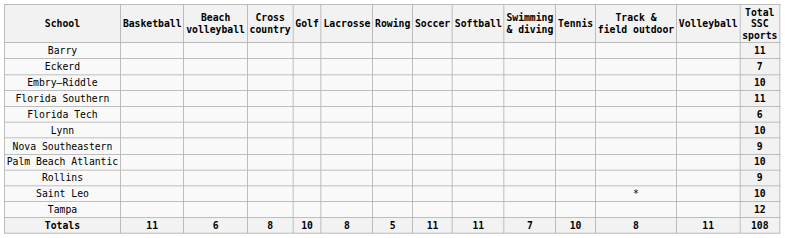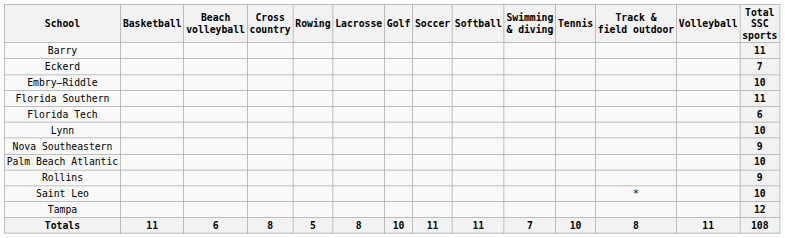columns swapped: (307, 24) <-> (393, 24)
